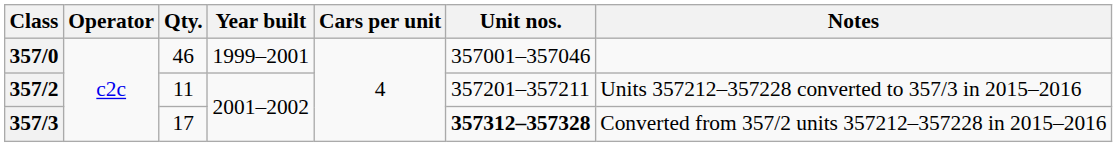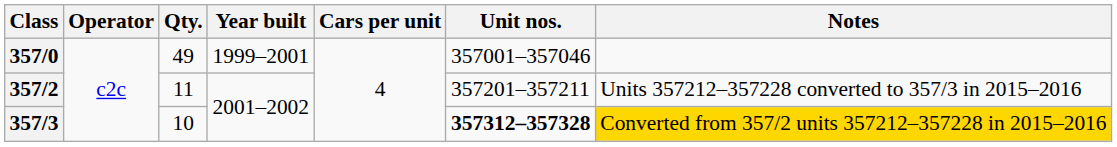(183, 55) 46 -> (183, 55) 49
(183, 123) 17 -> (183, 123) 10
(853, 123) no background -> (853, 123) gold background
